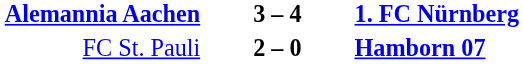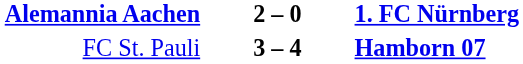(277, 14) 3 – 4 -> (277, 14) 2 – 0
(277, 47) 2 – 0 -> (277, 47) 3 – 4
